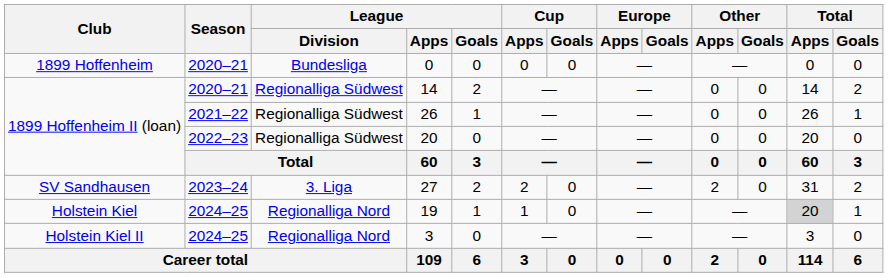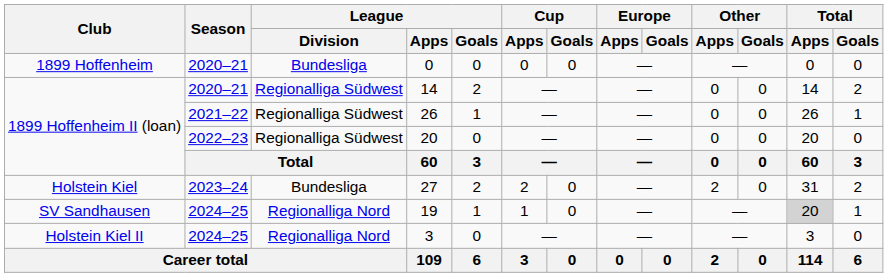(95, 187) SV Sandhausen -> (95, 187) Holstein Kiel
(329, 187) 3. Liga -> (329, 187) Bundesliga
(95, 211) Holstein Kiel -> (95, 211) SV Sandhausen
